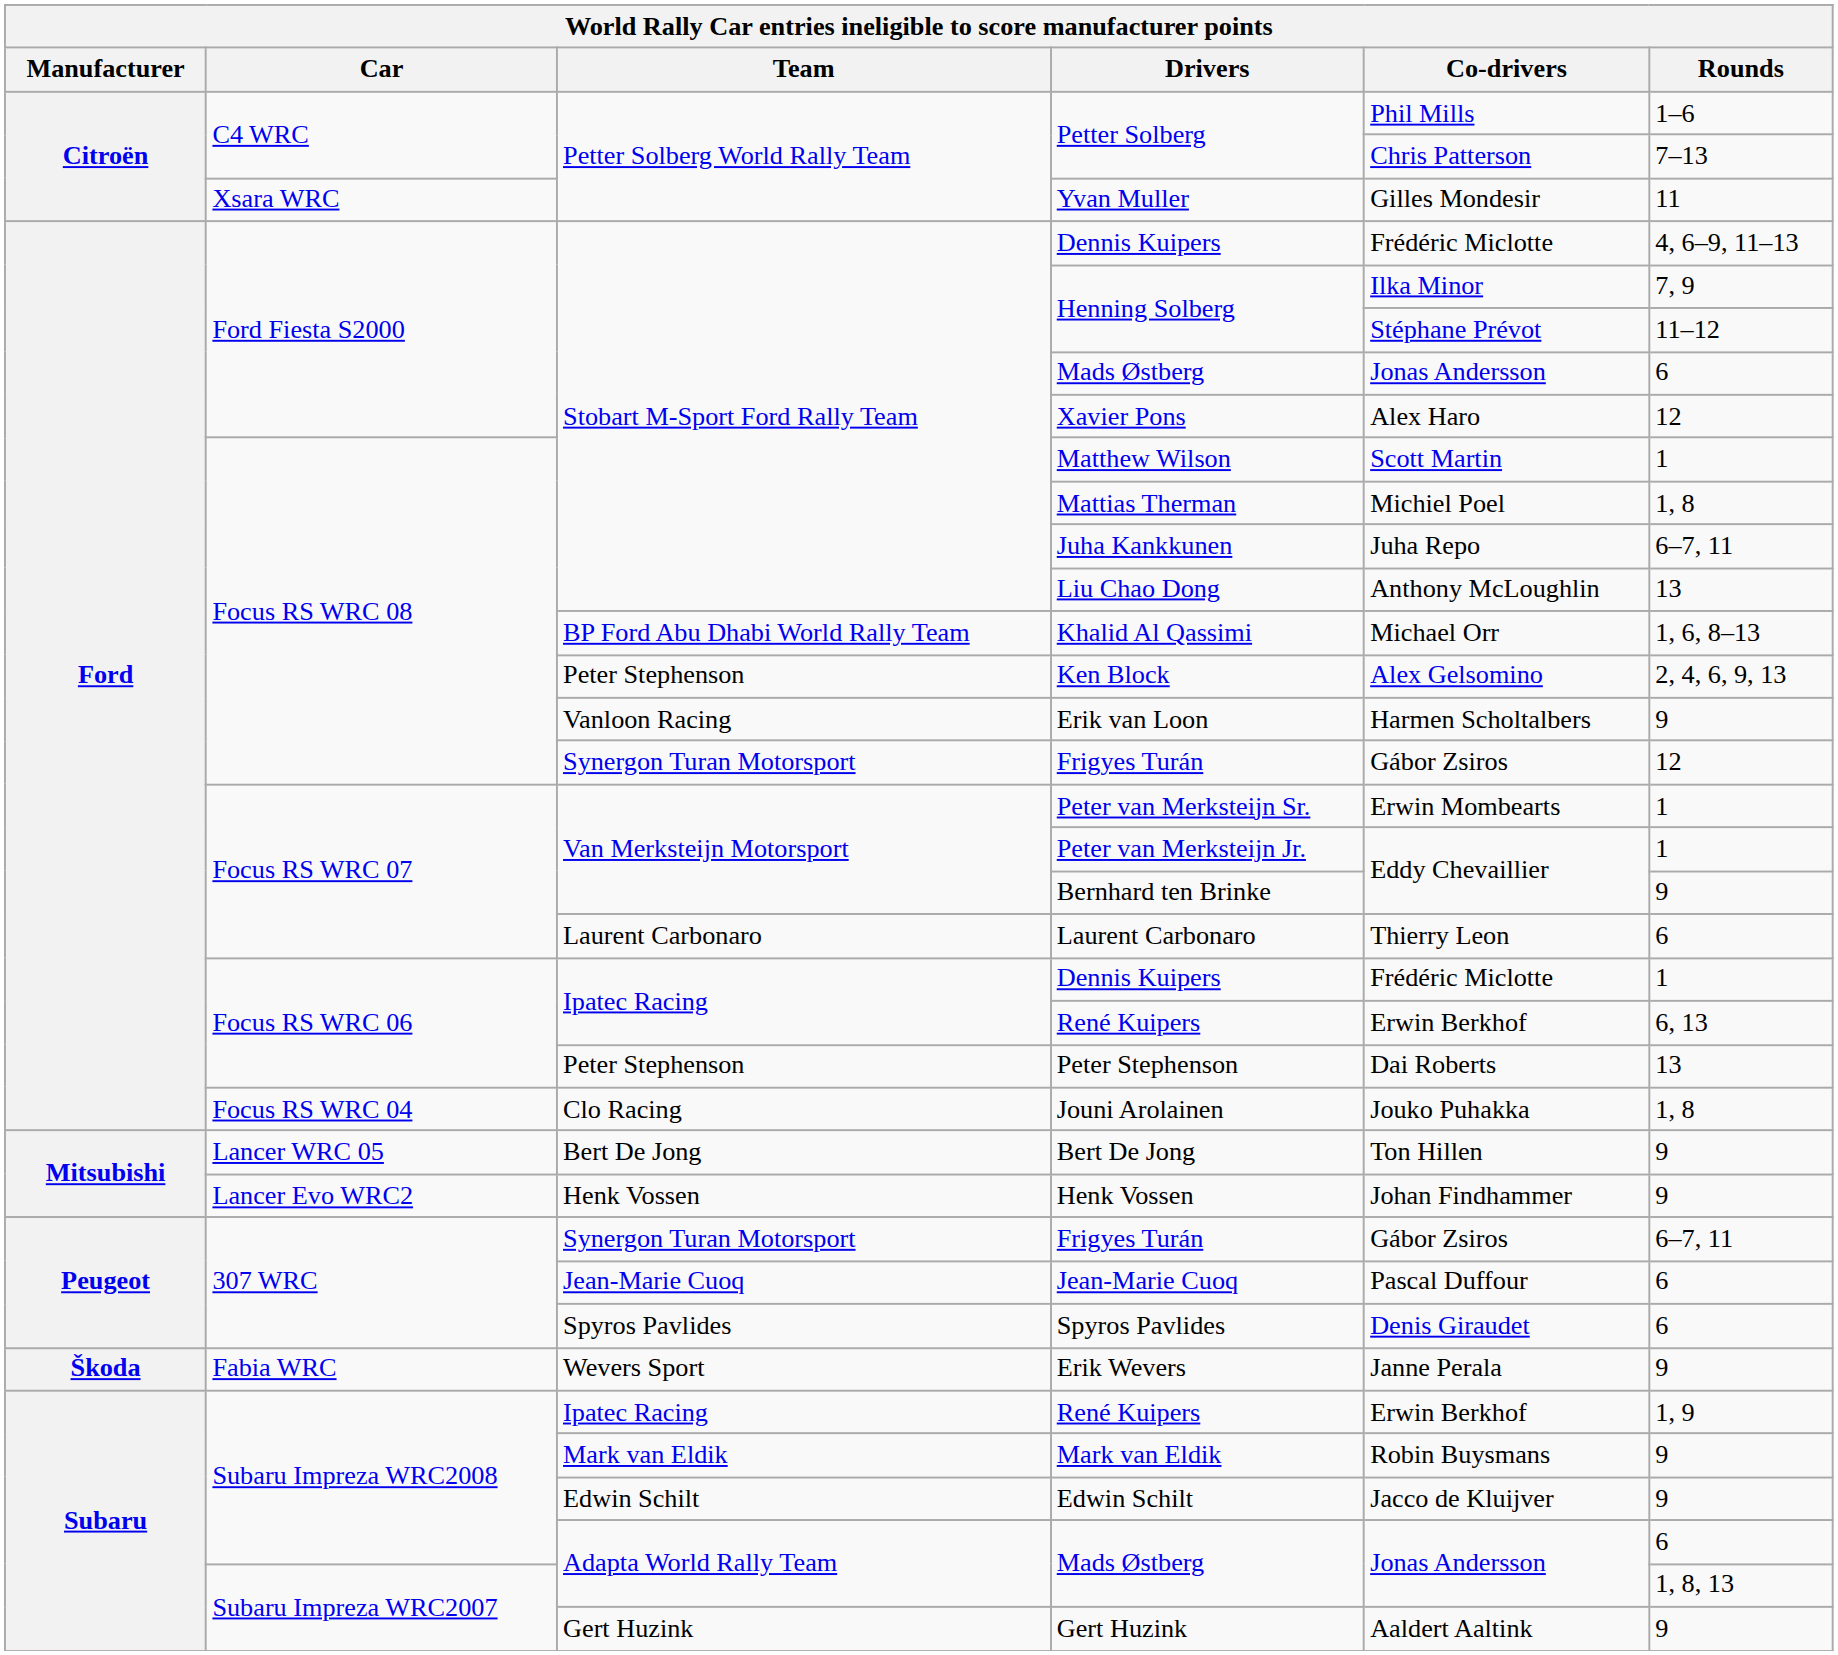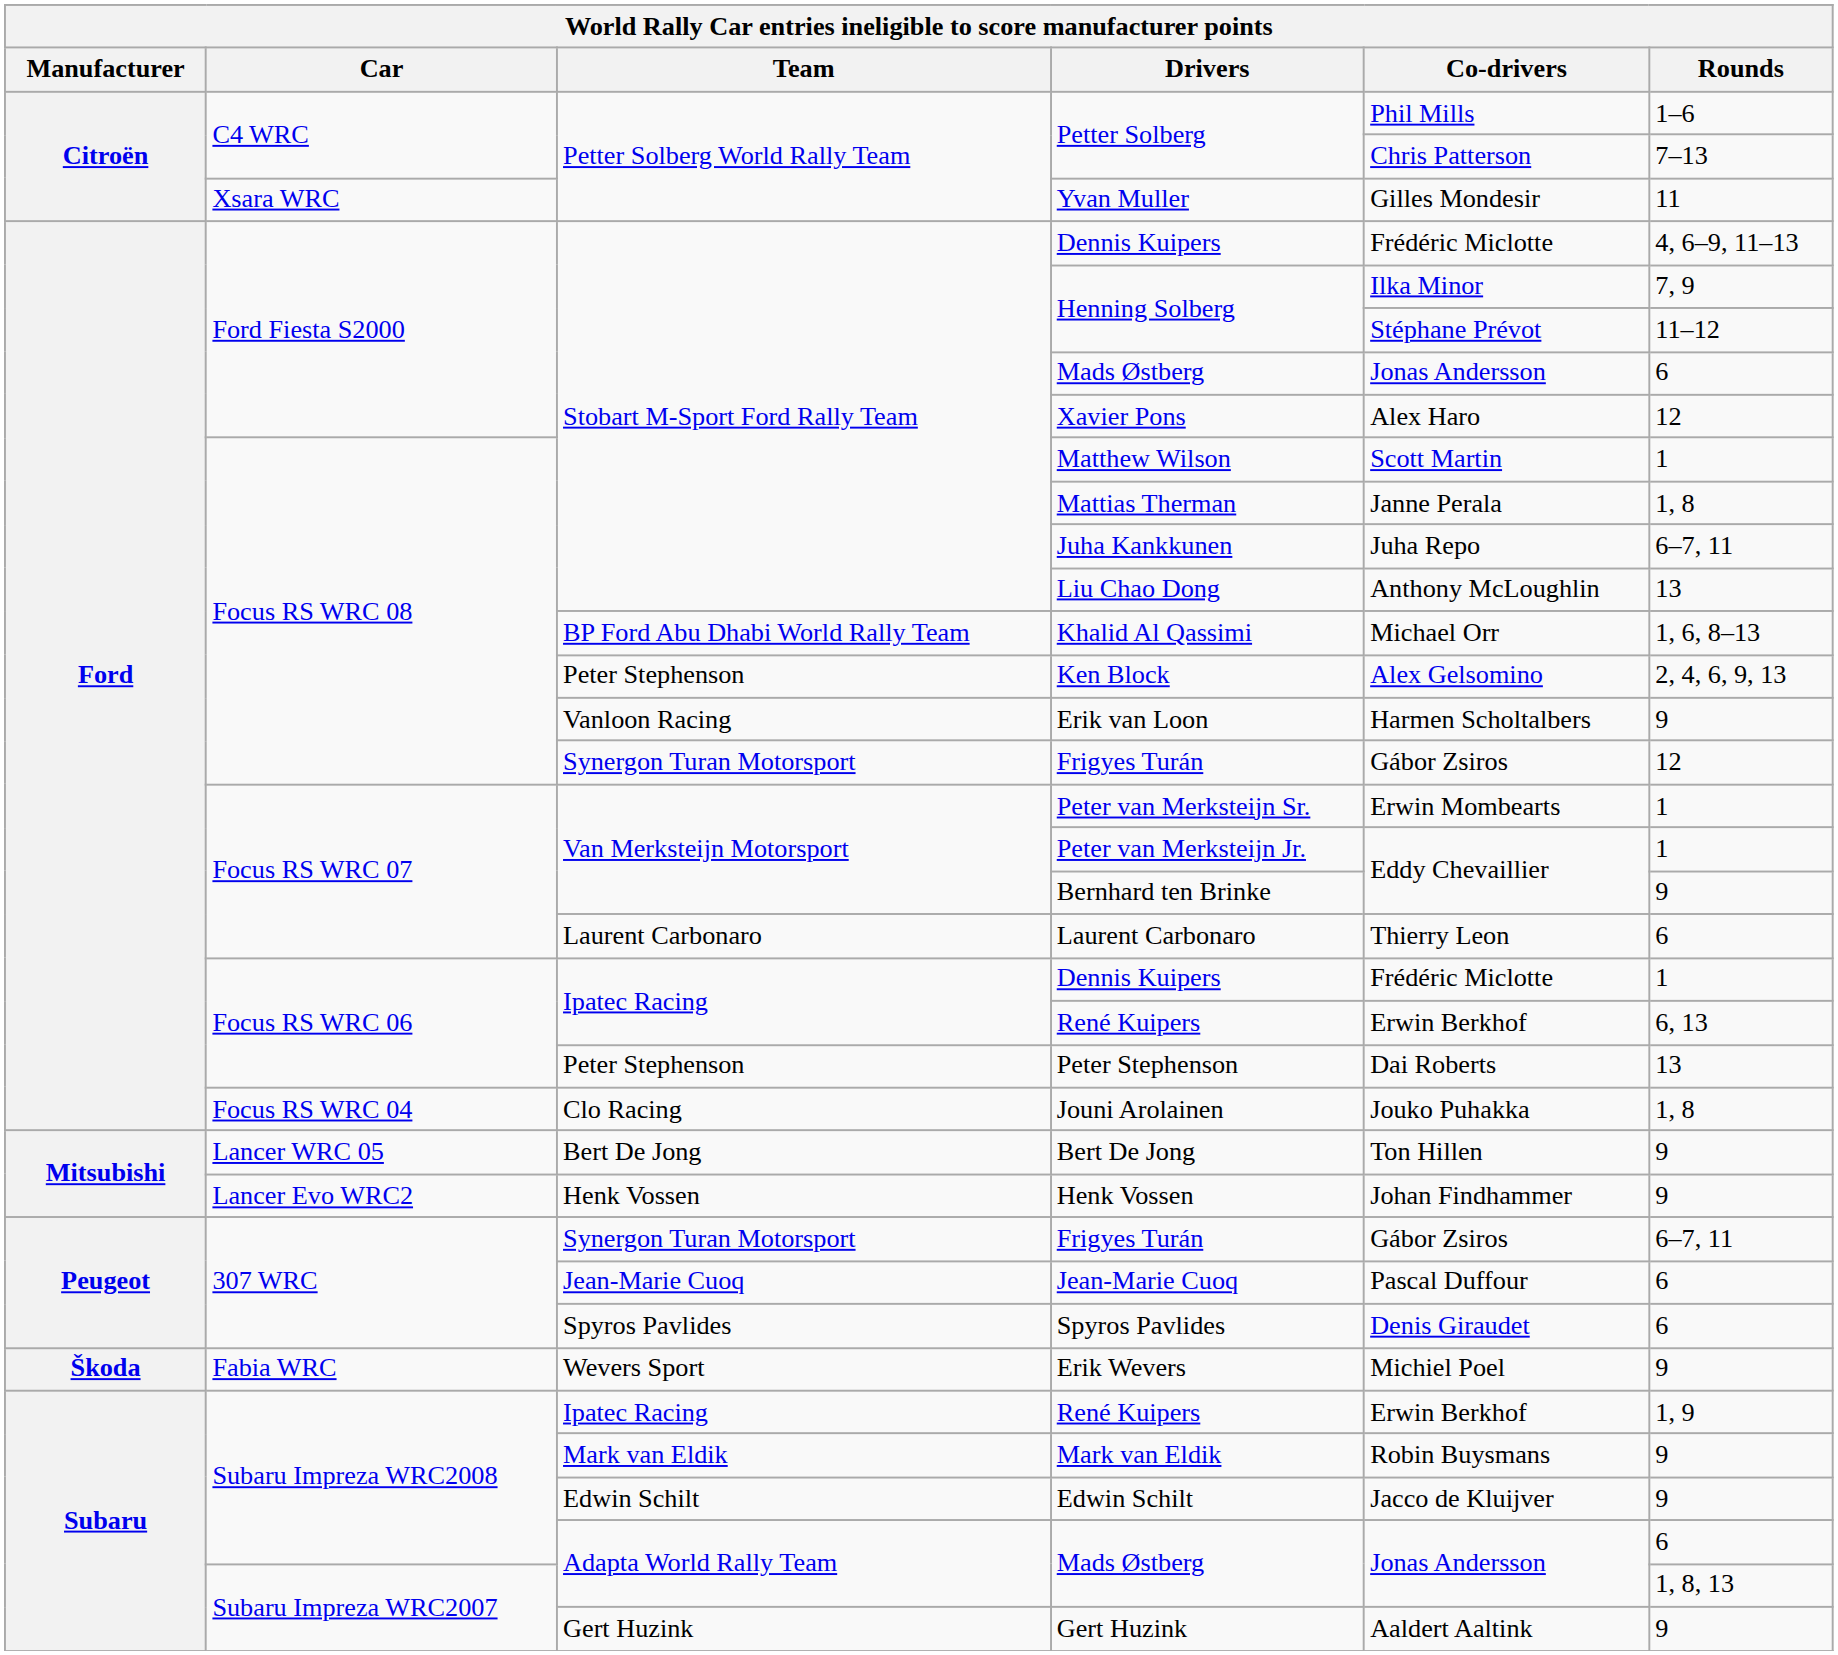(1438, 502) Michiel Poel -> (1436, 502) Janne Perala
(1436, 1368) Janne Perala -> (1438, 1368) Michiel Poel
